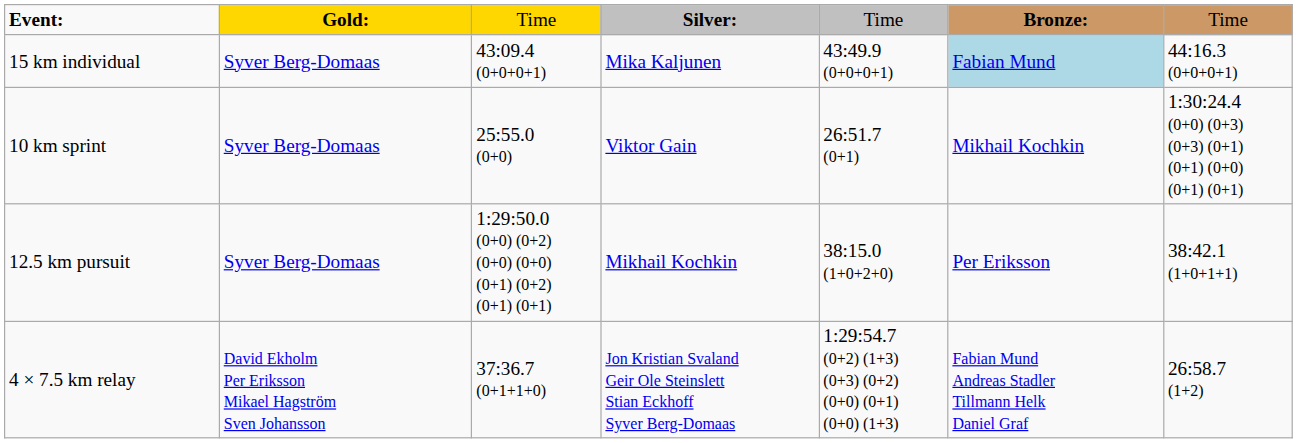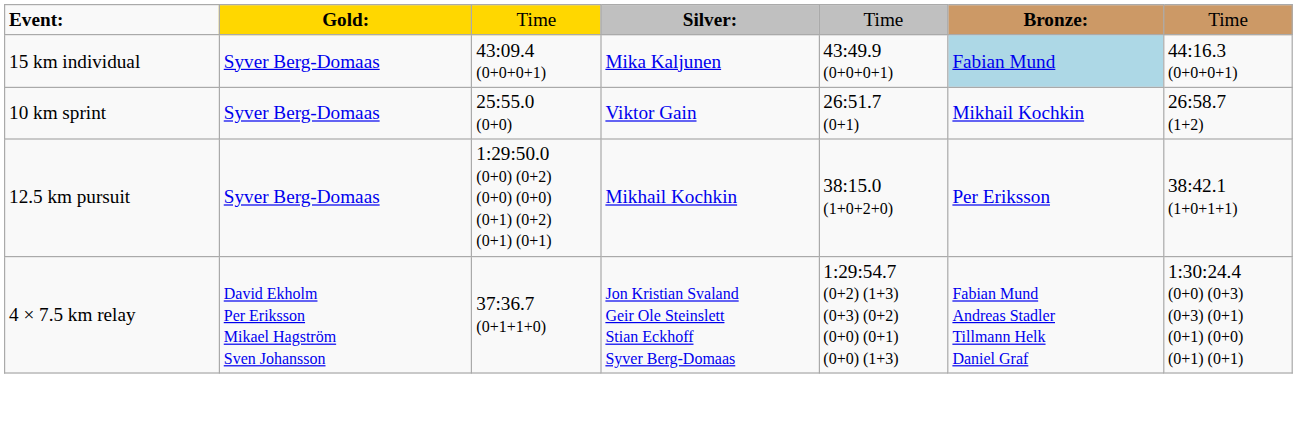(1206, 145) 1:30:24.4 (0+0) (0+3) (0+3) (0+1) (0+1) (0+0) (0+1) (0+1) -> (1197, 113) 26:58.7 (1+2)
(1197, 379) 26:58.7 (1+2) -> (1206, 314) 1:30:24.4 (0+0) (0+3) (0+3) (0+1) (0+1) (0+0) (0+1) (0+1)
